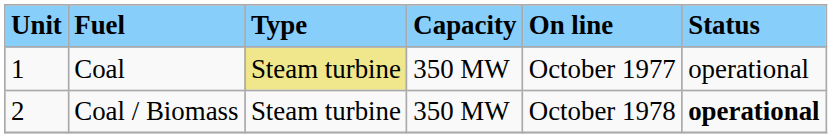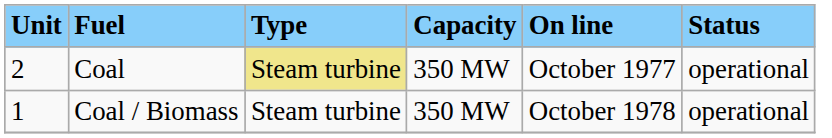(18, 68) 1 -> (18, 68) 2
(18, 111) 2 -> (18, 111) 1
(754, 111) bold -> (749, 111) normal
